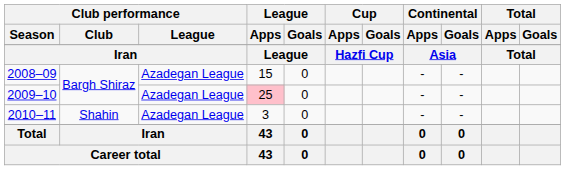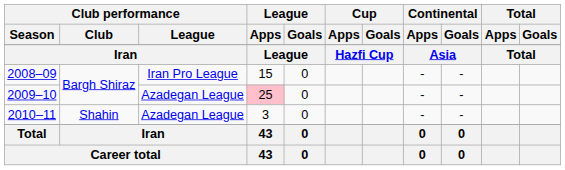(193, 74) Azadegan League -> (193, 74) Iran Pro League
